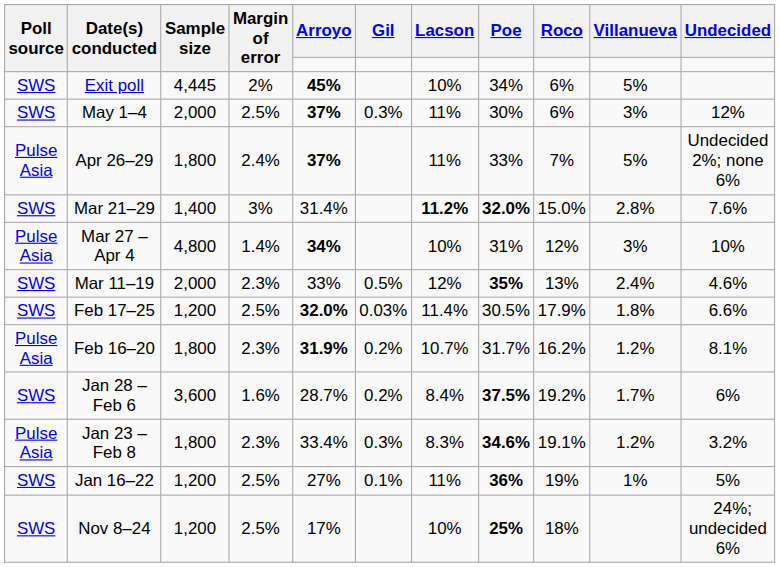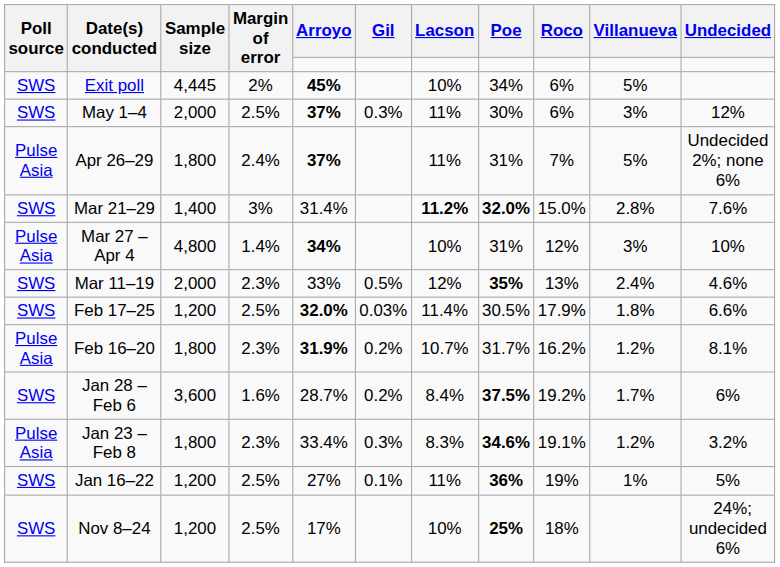(506, 160) 33% -> (506, 160) 31%
